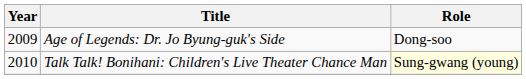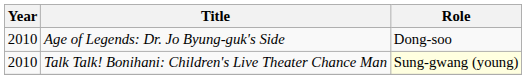(23, 39) 2009 -> (23, 39) 2010
